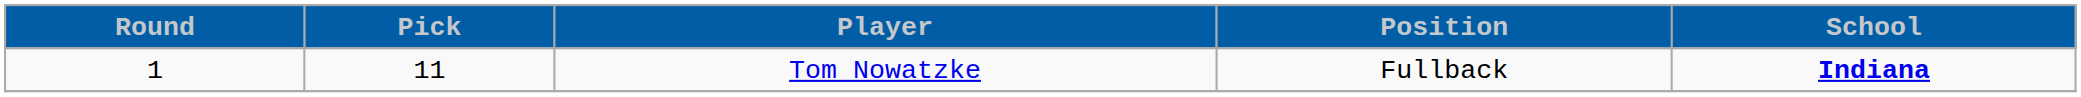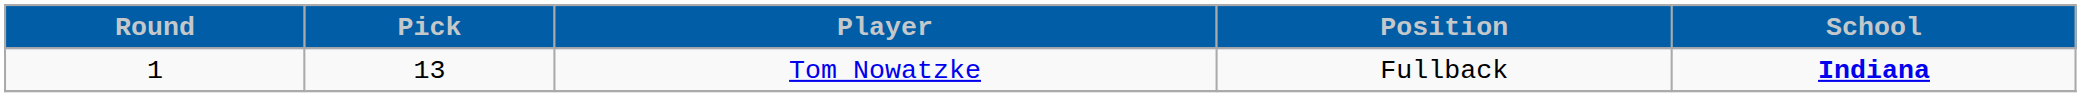(429, 70) 11 -> (429, 70) 13
